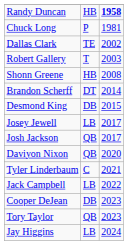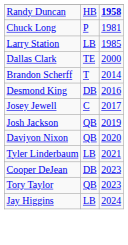+ row: (33, 43)
(111, 43) 2002 -> (111, 59) 2000
- row: (36, 59)
- row: (35, 75)
(90, 91) DT -> (86, 75) T
(111, 106) 2015 -> (111, 91) 2016
(89, 122) LB -> (86, 106) C
(111, 138) 2017 -> (111, 122) 2019
(86, 169) C -> (89, 153) LB
- row: (36, 185)
